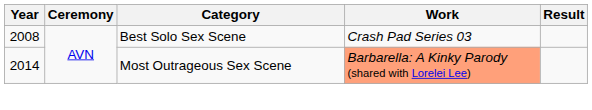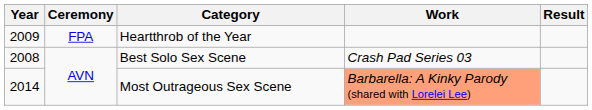+ row: (186, 36)
